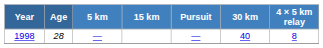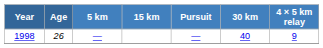(59, 36) 28 -> (59, 36) 26
(294, 36) 8 -> (294, 36) 9
